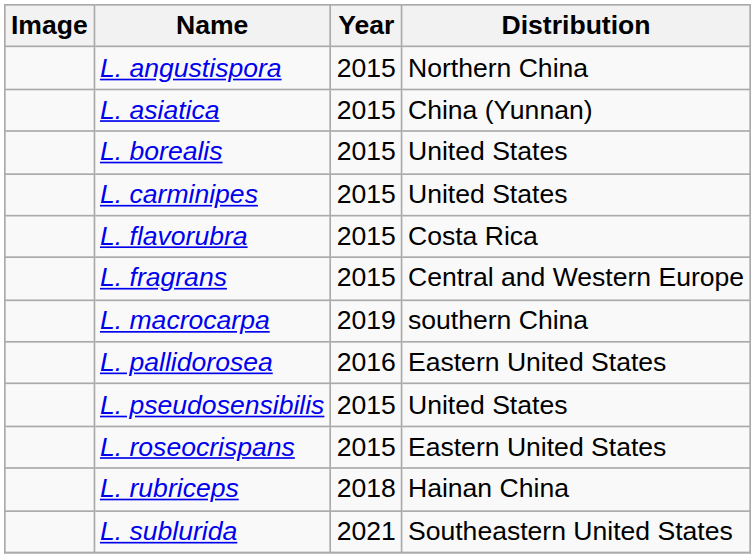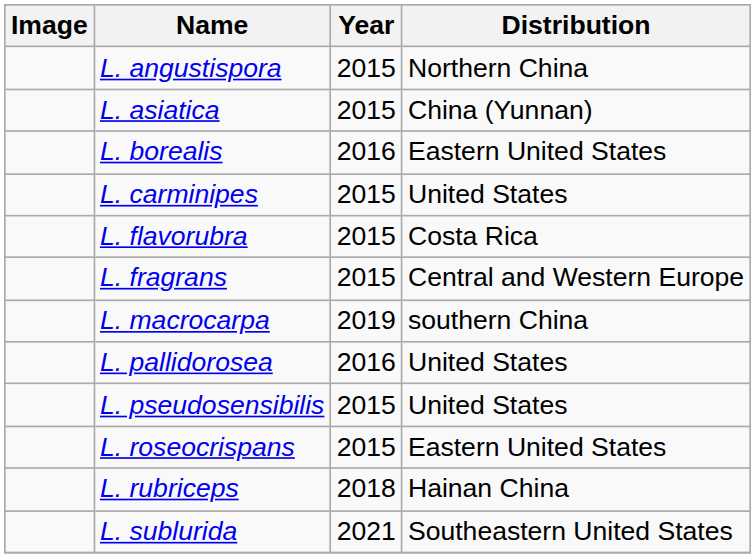(366, 151) 2015 -> (366, 151) 2016
(488, 151) United States -> (537, 151) Eastern United States
(537, 362) Eastern United States -> (488, 362) United States
